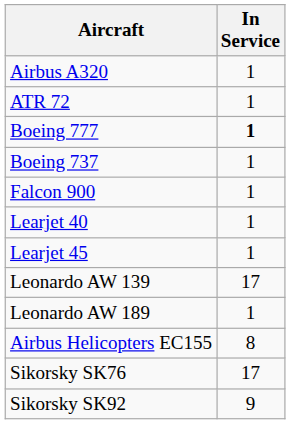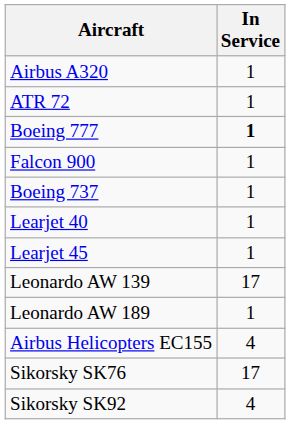rows swapped: (54, 161) <-> (53, 191)
(250, 342) 8 -> (250, 342) 4
(250, 403) 9 -> (250, 403) 4
